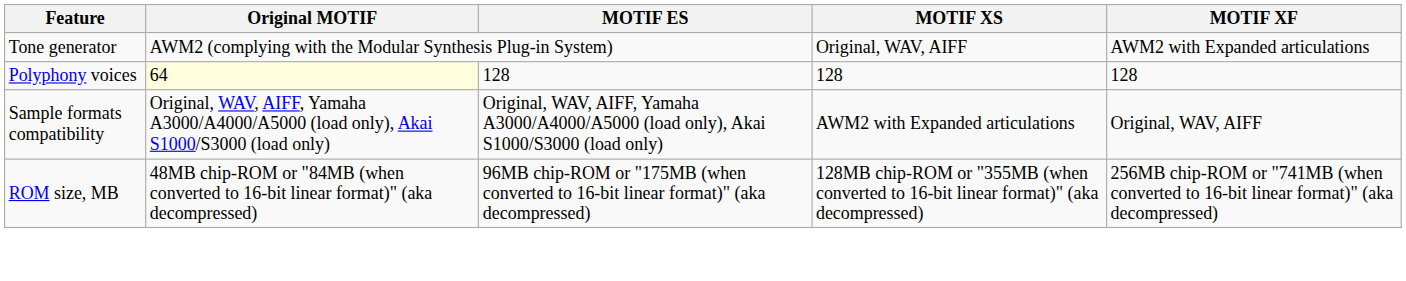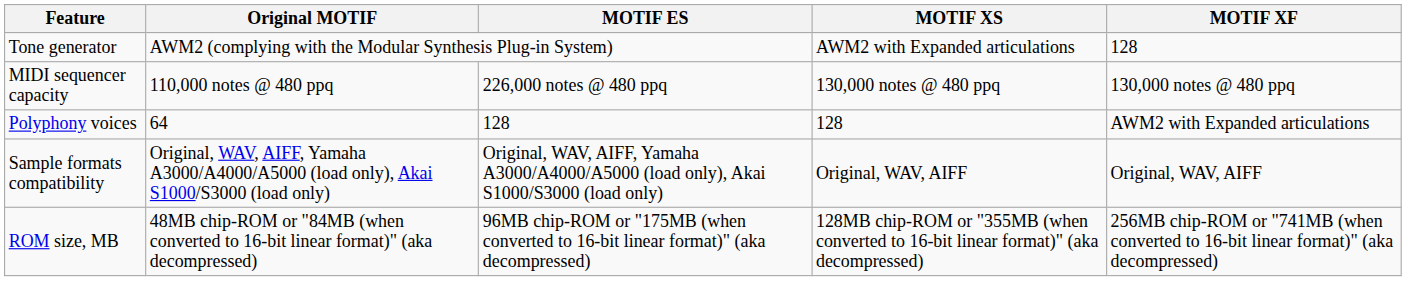(892, 47) Original, WAV, AIFF -> (945, 47) AWM2 with Expanded articulations
(1240, 47) AWM2 with Expanded articulations -> (1124, 47) 128
+ row: (67, 85)
(159, 75) lightyellow background -> (159, 124) no background
(1124, 75) 128 -> (1240, 124) AWM2 with Expanded articulations
(945, 124) AWM2 with Expanded articulations -> (892, 172) Original, WAV, AIFF
